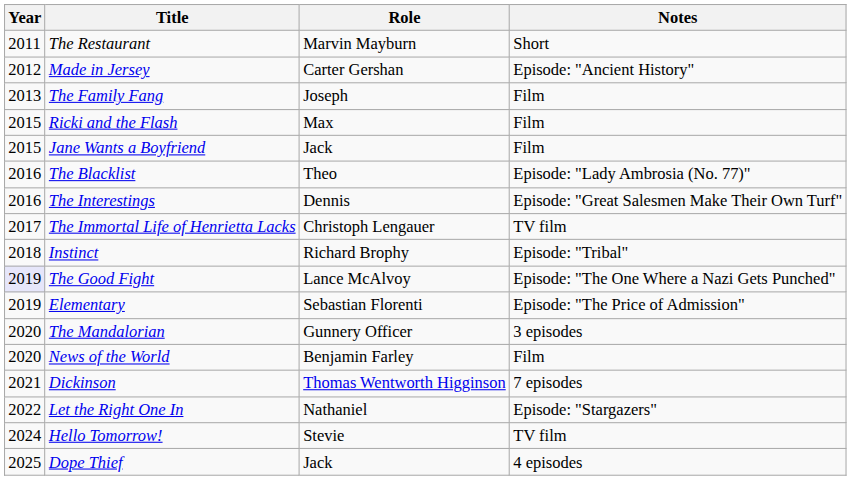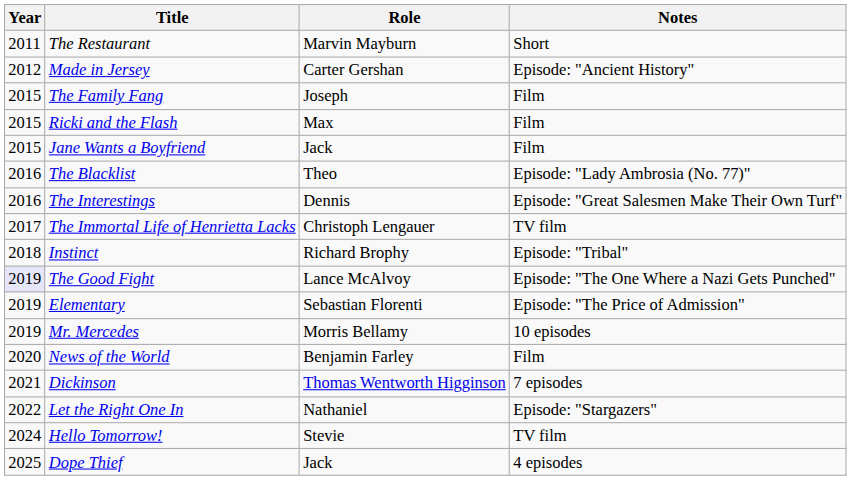(25, 95) 2013 -> (25, 95) 2015
+ row: (94, 331)
- row: (107, 331)
